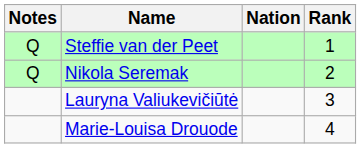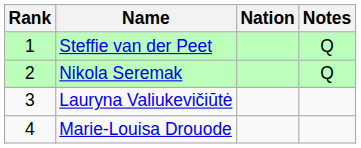columns swapped: (330, 18) <-> (33, 18)
